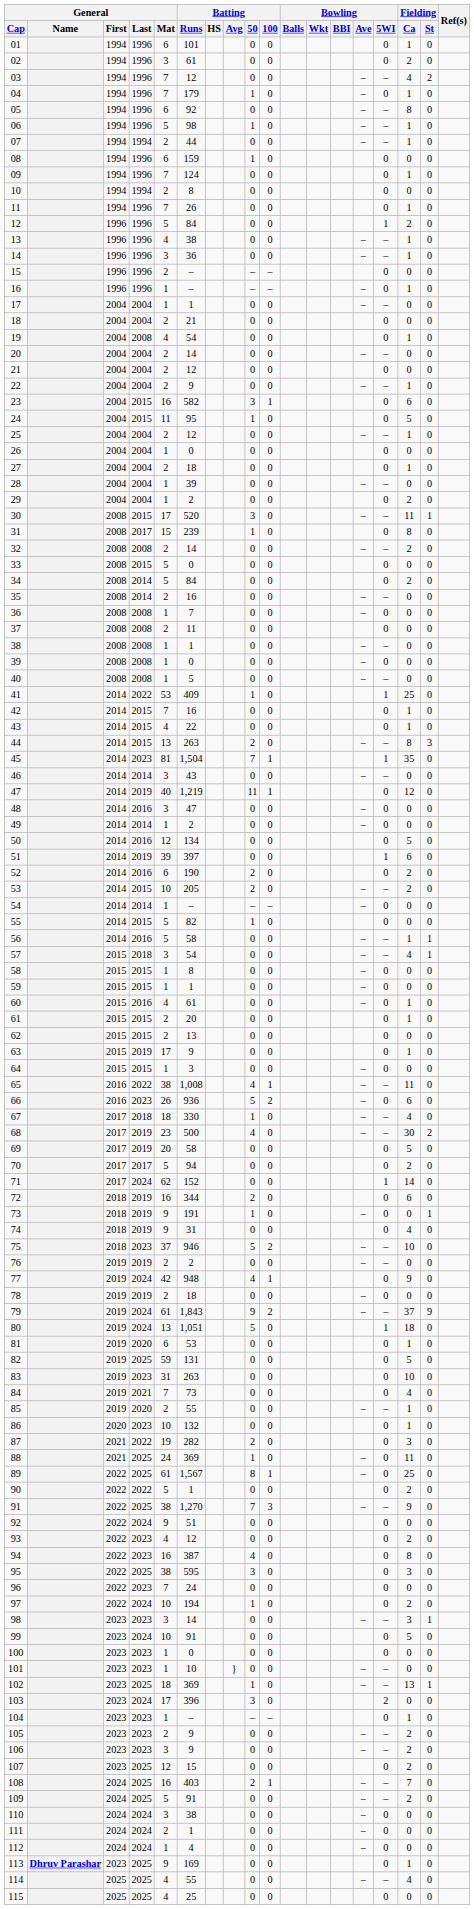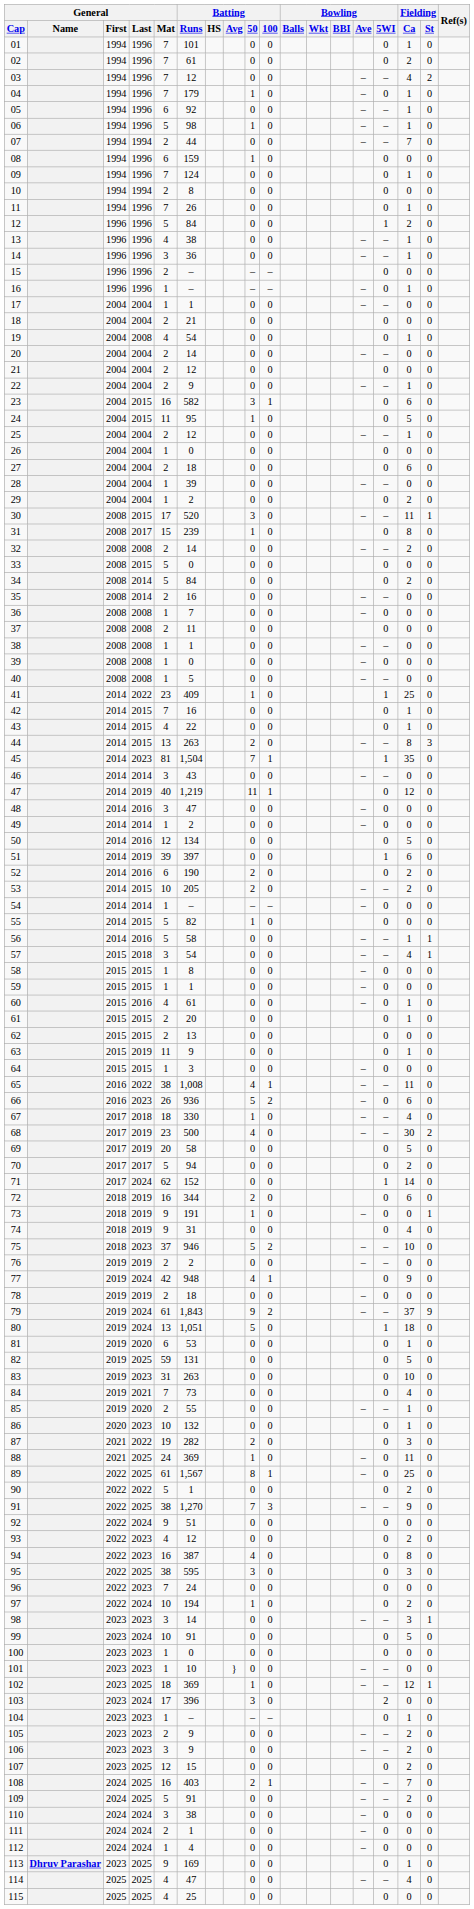(166, 45) 6 -> (166, 45) 7
(166, 61) 3 -> (166, 61) 7
(409, 110) 8 -> (409, 110) 1
(409, 142) 1 -> (409, 142) 7
(409, 467) 1 -> (409, 467) 6
(166, 694) 53 -> (166, 694) 23
(166, 1051) 17 -> (166, 1051) 11
(409, 1685) 13 -> (409, 1685) 12
(191, 1880) 55 -> (191, 1880) 47
